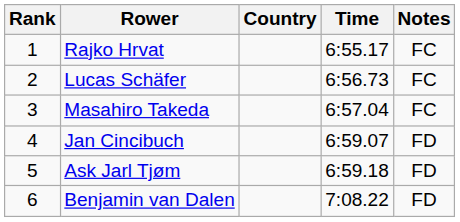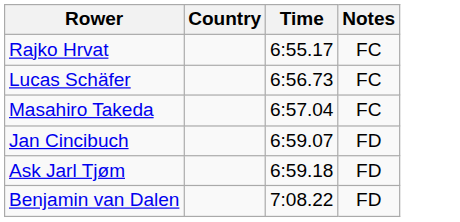- column: (32, 19)
